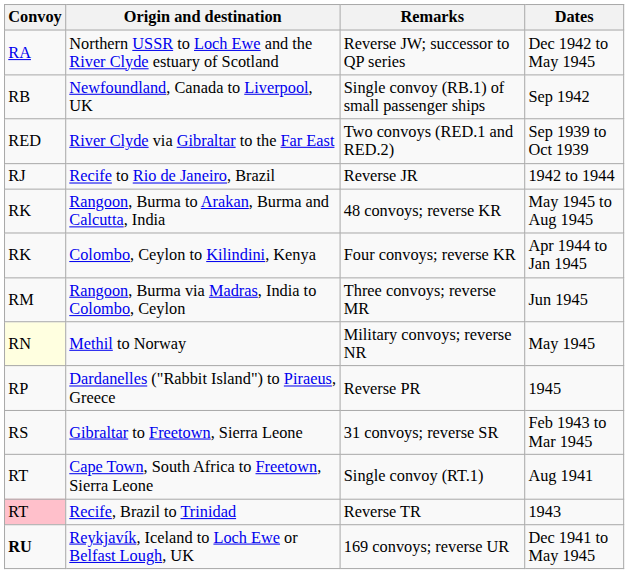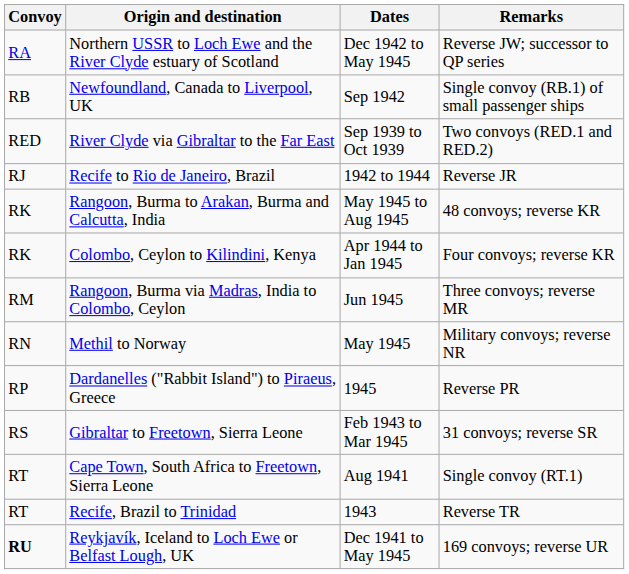columns swapped: (574, 17) <-> (432, 17)
(20, 343) lightyellow background -> (20, 343) no background
(18, 511) pink background -> (18, 511) no background
